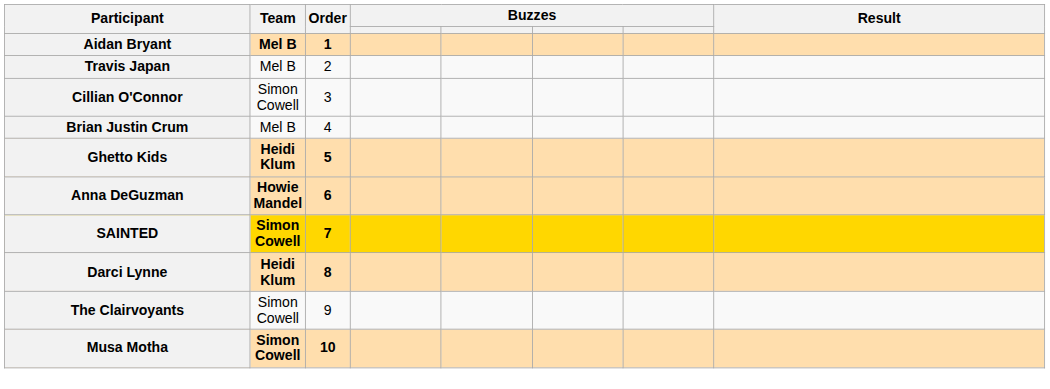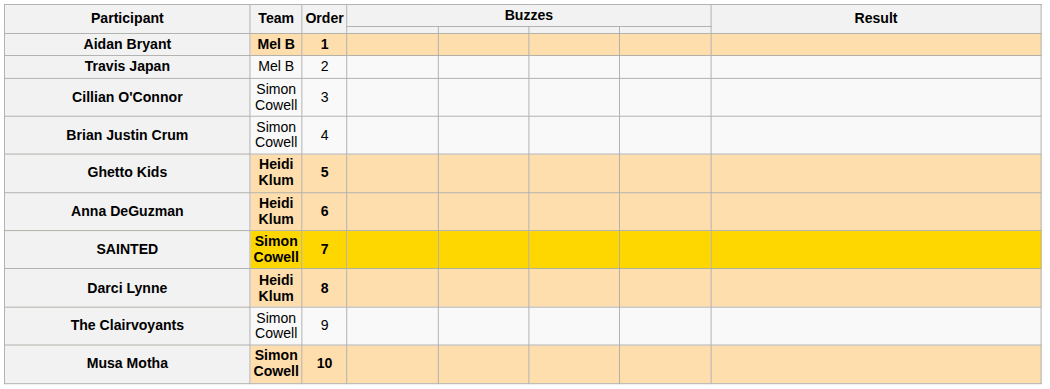(278, 127) Mel B -> (276, 135) Simon Cowell
(278, 195) Howie Mandel -> (276, 211) Heidi Klum
